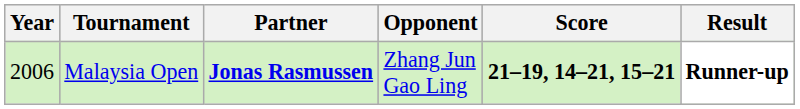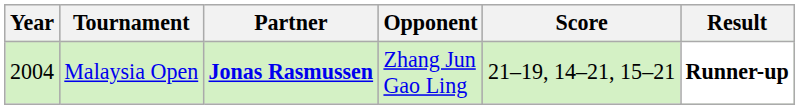(32, 72) 2006 -> (32, 72) 2004
(582, 72) bold -> (582, 72) normal
